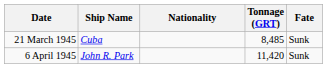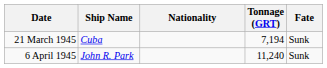(273, 39) 8,485 -> (273, 39) 7,194
(270, 55) 11,420 -> (270, 55) 11,240
